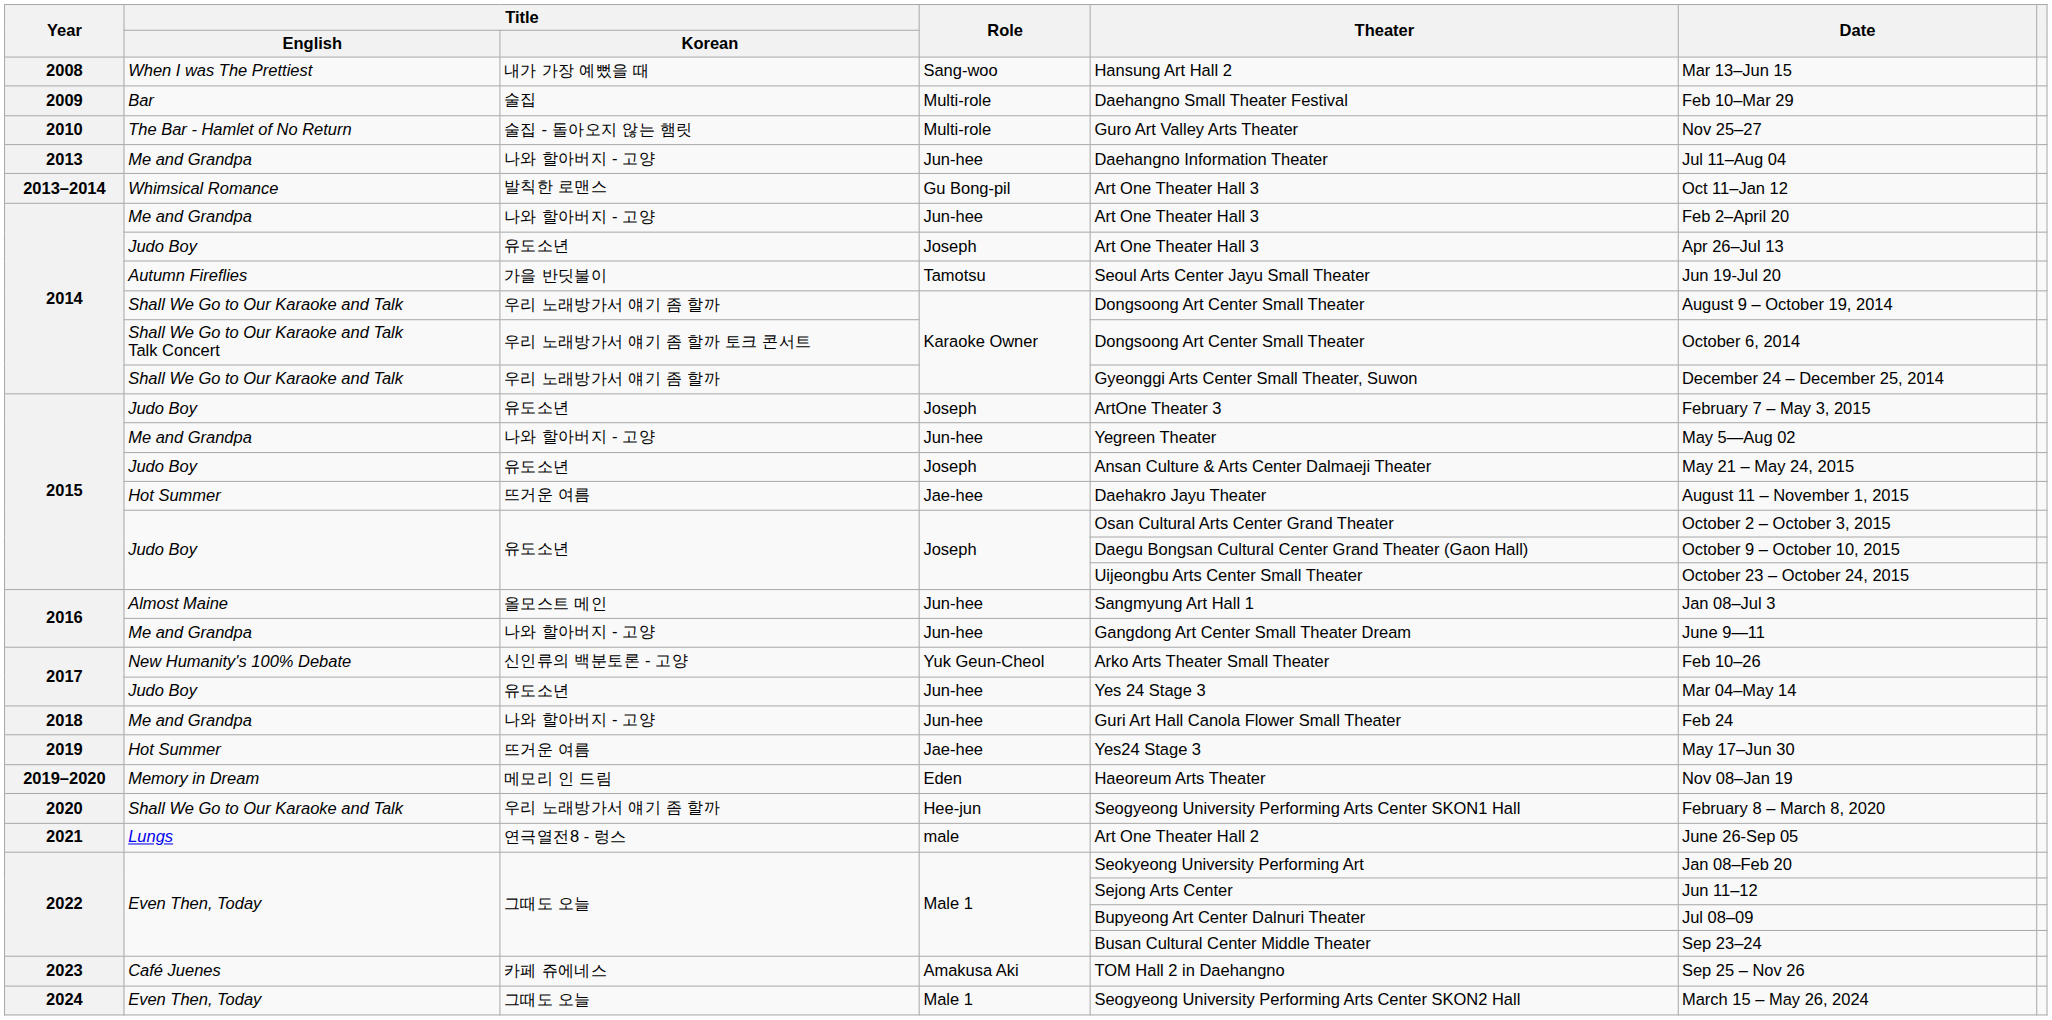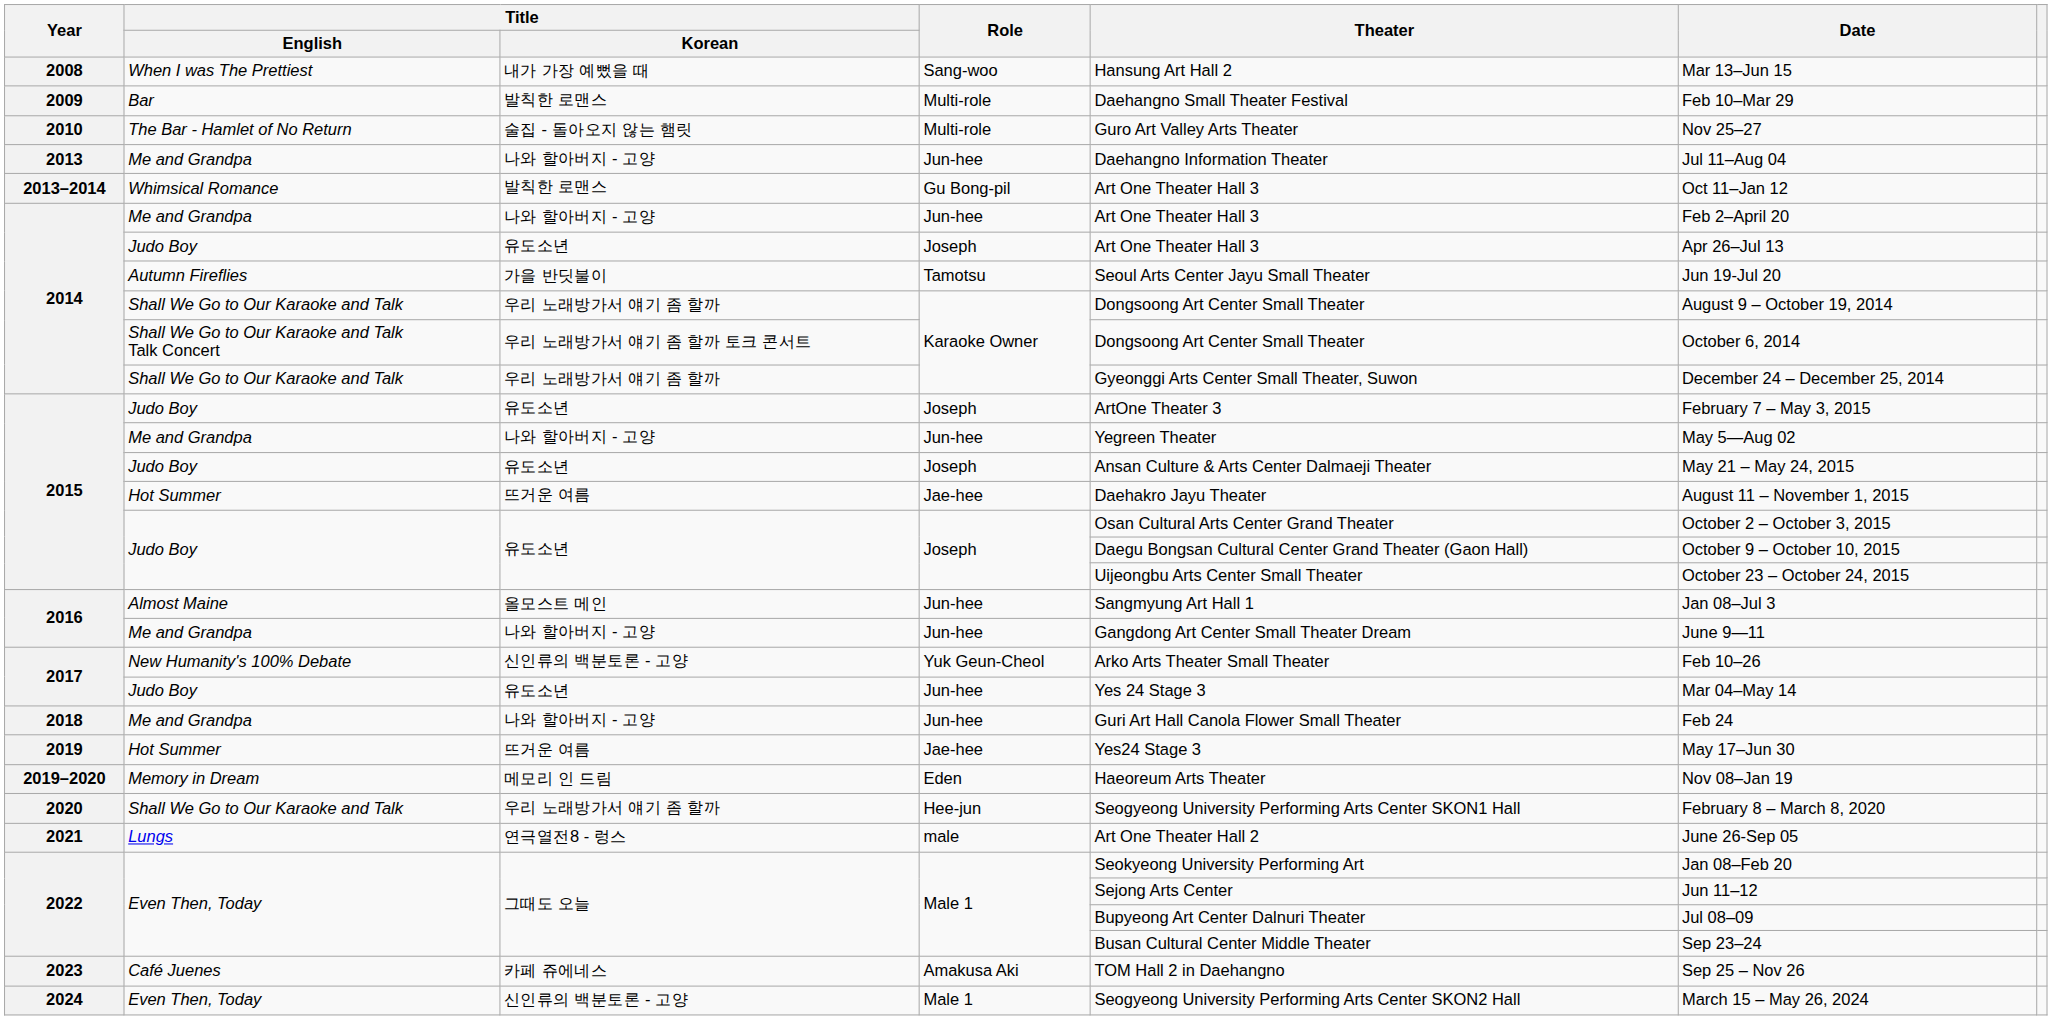(520, 100) 술집 -> (556, 100) 발칙한 로맨스
(547, 999) 그때도 오늘 -> (596, 999) 신인류의 백분토론 - 고양
